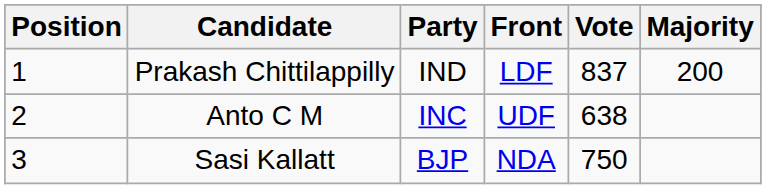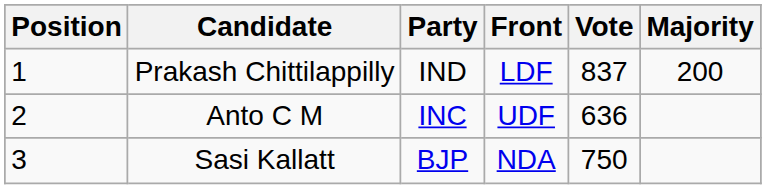(604, 115) 638 -> (604, 115) 636
